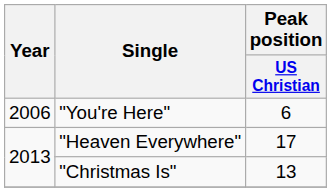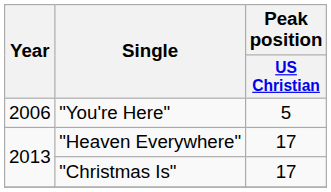(286, 112) 6 -> (286, 112) 5
(286, 171) 13 -> (286, 171) 17
